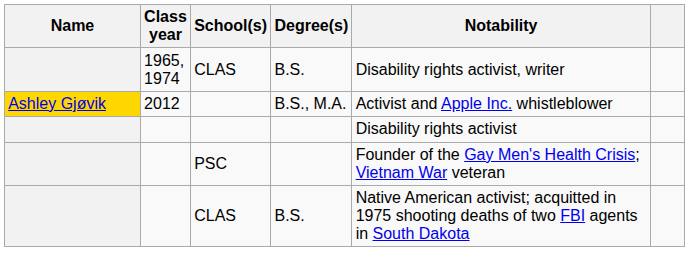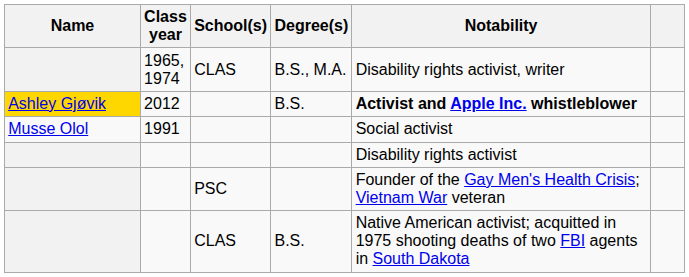(290, 69) B.S. -> (310, 69) B.S., M.A.
(310, 103) B.S., M.A. -> (290, 103) B.S.
(484, 103) normal -> (496, 103) bold
+ row: (162, 129)
